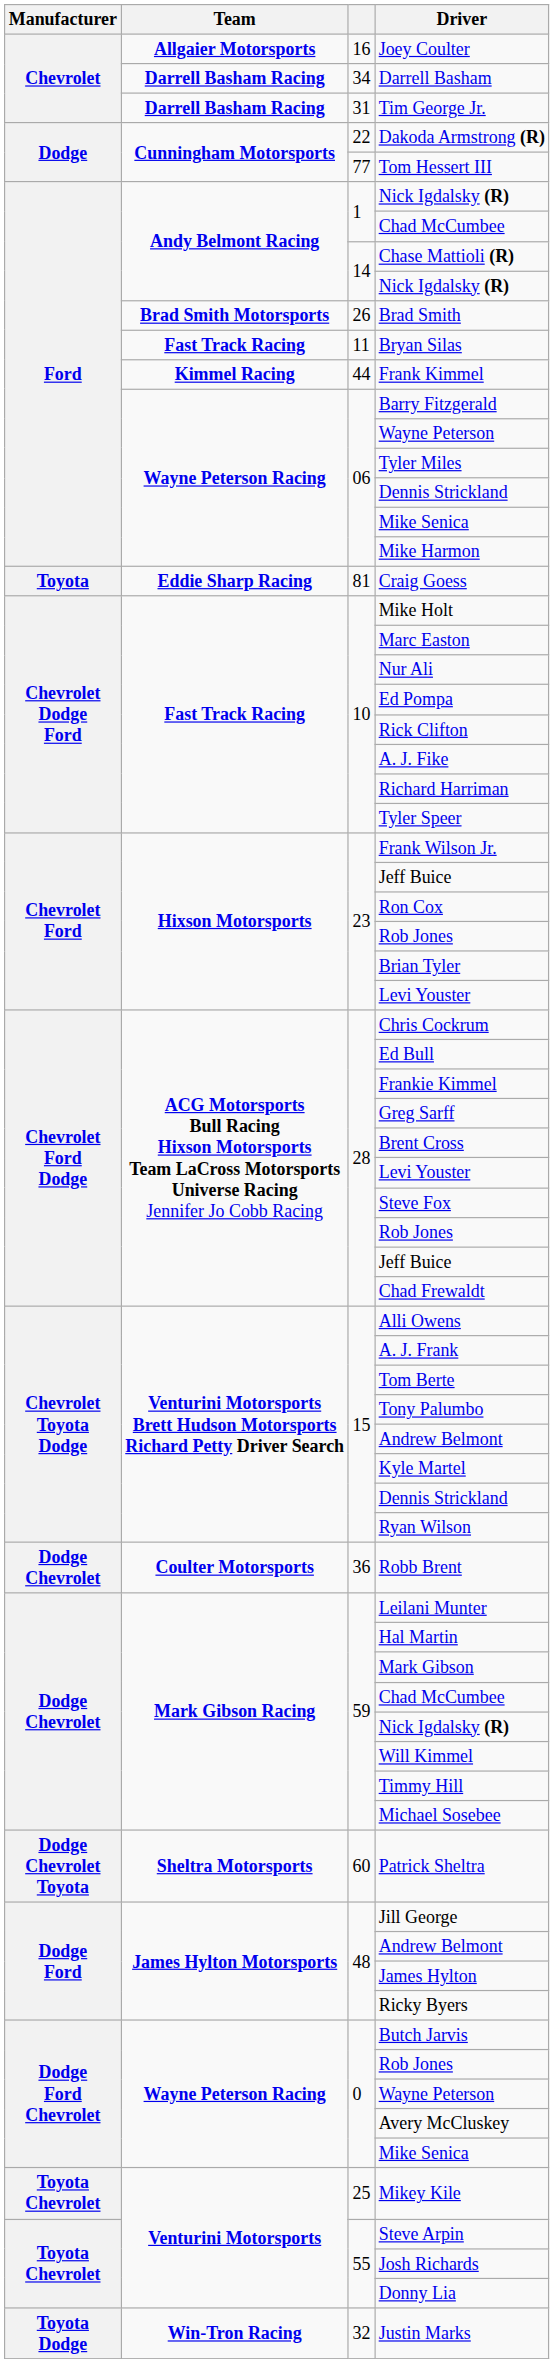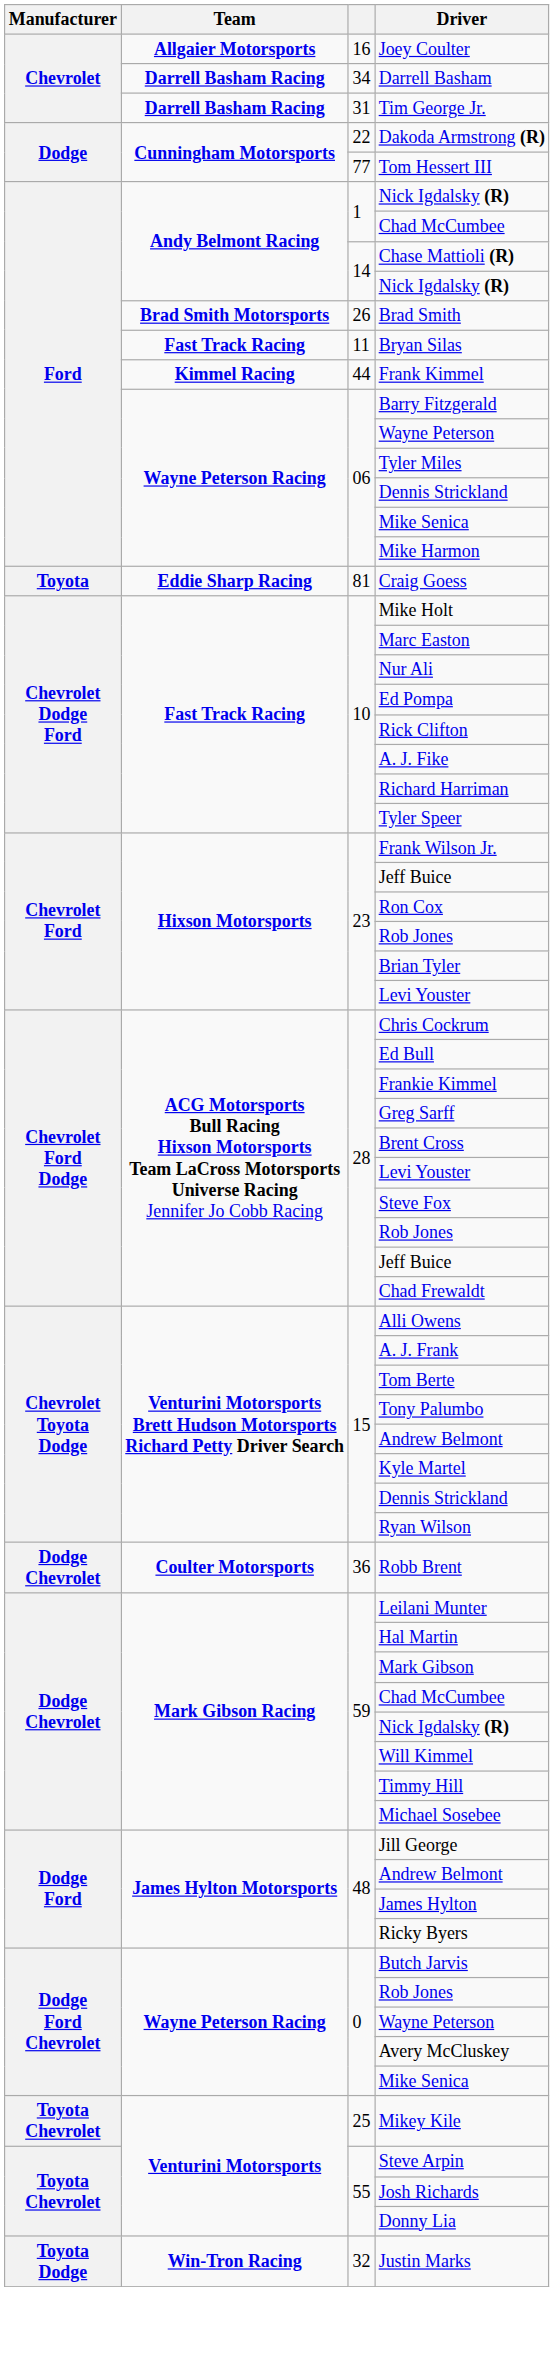- row: (361, 1865)
